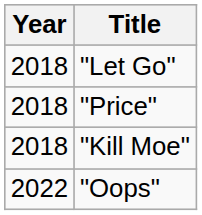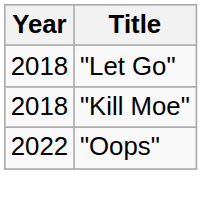- row: (118, 106)
